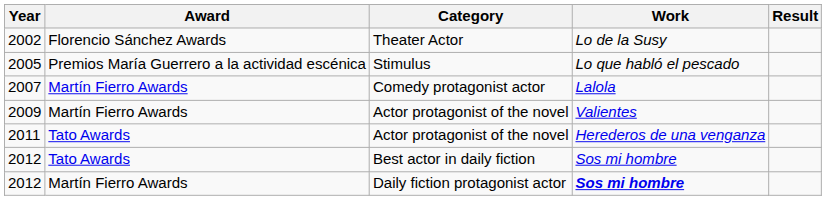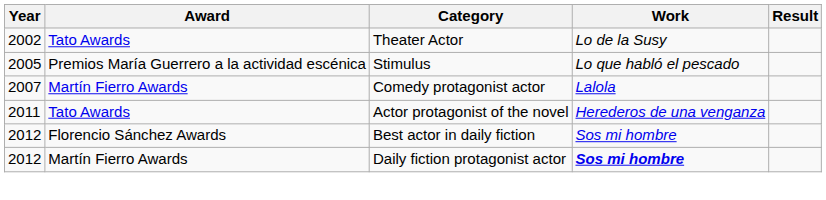(137, 40) Florencio Sánchez Awards -> (89, 40) Tato Awards
- row: (25, 111)
(89, 159) Tato Awards -> (137, 135) Florencio Sánchez Awards
